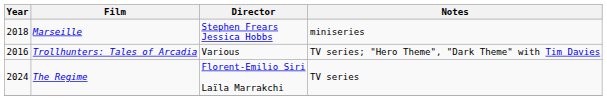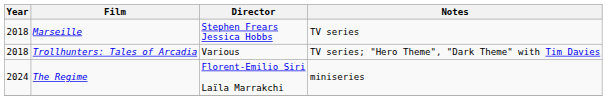(337, 32) miniseries -> (335, 32) TV series
(17, 52) 2016 -> (17, 52) 2018
(335, 77) TV series -> (337, 77) miniseries
